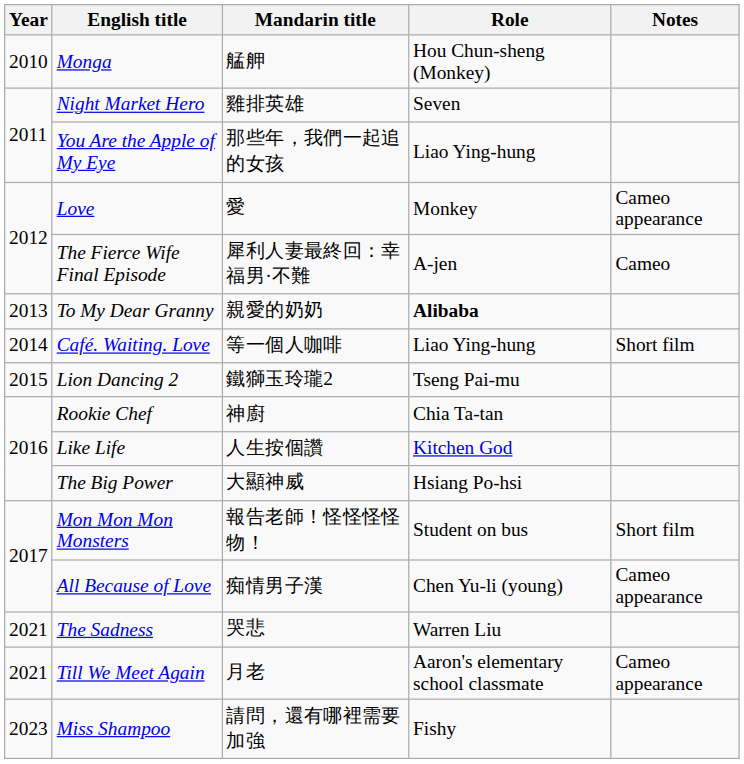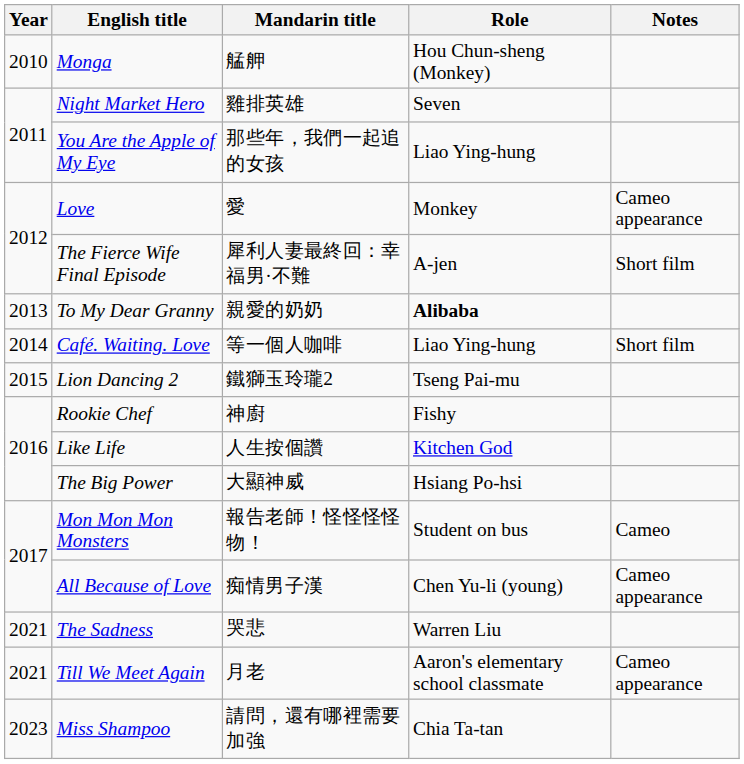(643, 264) Cameo -> (655, 264) Short film
(458, 414) Chia Ta-tan -> (435, 414) Fishy
(655, 529) Short film -> (643, 529) Cameo
(435, 728) Fishy -> (458, 728) Chia Ta-tan
